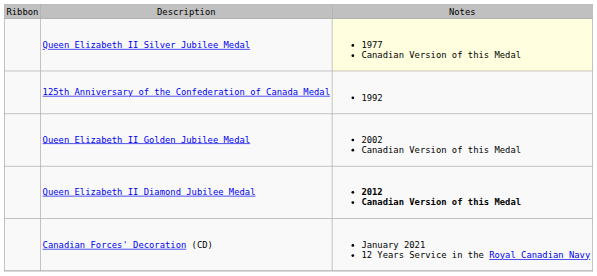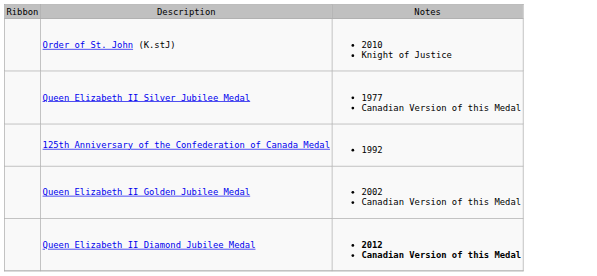+ row: (109, 45)
(462, 50) lightyellow background -> (428, 103) no background
- row: (128, 245)
